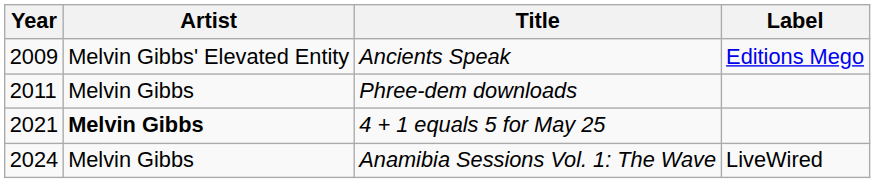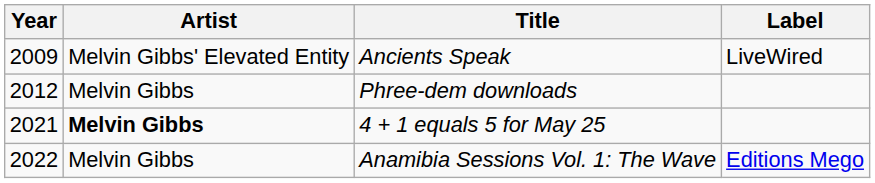(795, 56) Editions Mego -> (774, 56) LiveWired
(33, 90) 2011 -> (34, 90) 2012
(34, 159) 2024 -> (34, 159) 2022
(774, 159) LiveWired -> (795, 159) Editions Mego
